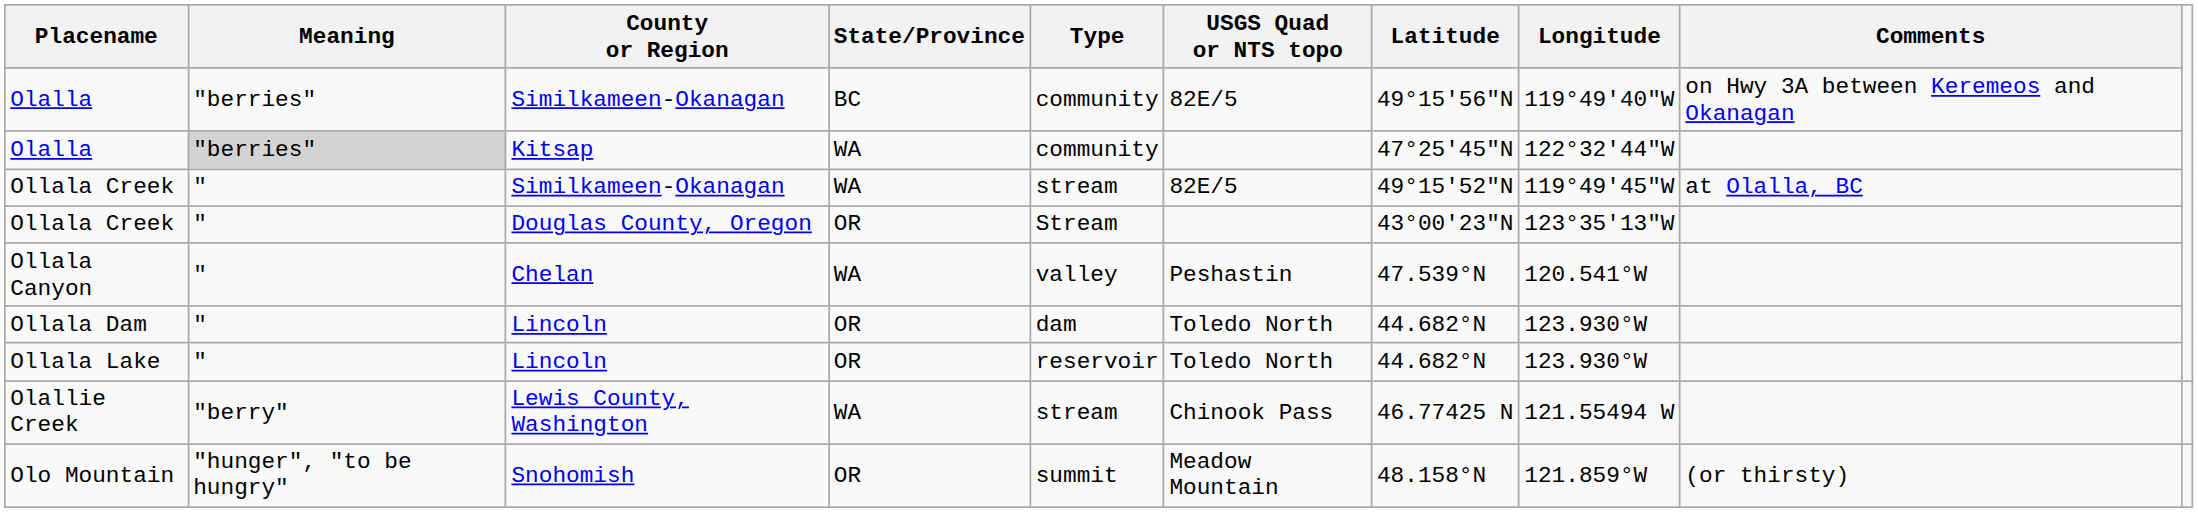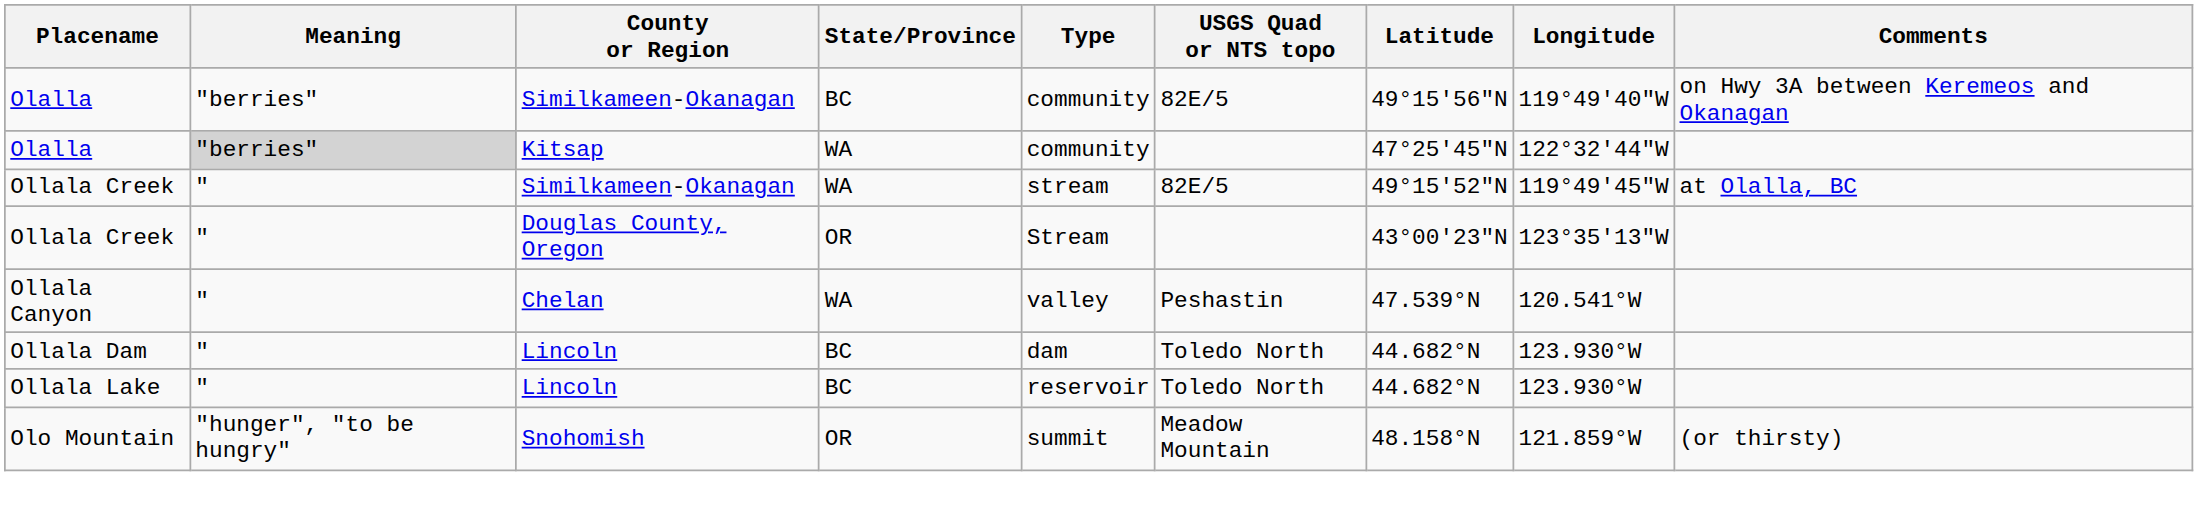(847, 325) OR -> (838, 351) BC
(847, 362) OR -> (838, 388) BC
- row: (58, 412)
